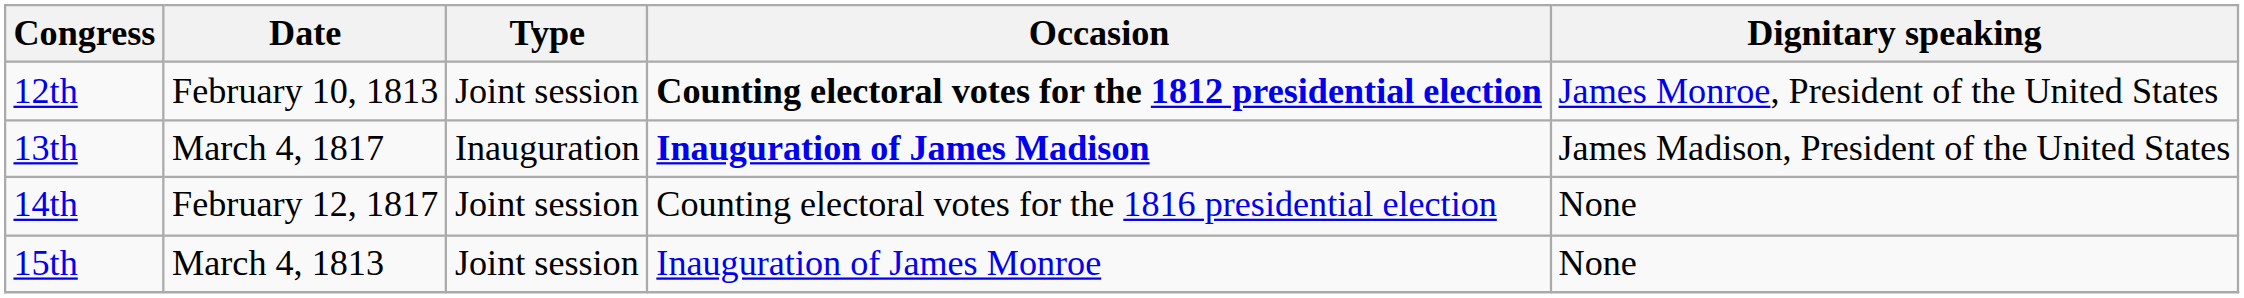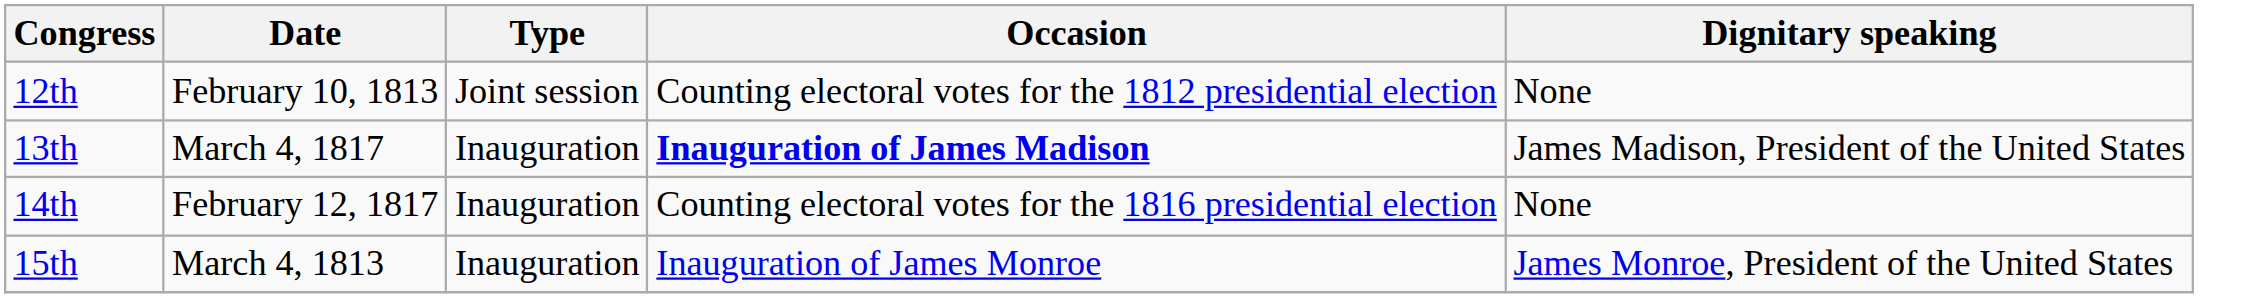(1099, 90) bold -> (1077, 90) normal
(1888, 90) James Monroe, President of the United States -> (1553, 90) None
(547, 205) Joint session -> (547, 205) Inauguration
(547, 262) Joint session -> (547, 262) Inauguration
(1598, 262) None -> (1843, 262) James Monroe, President of the United States
